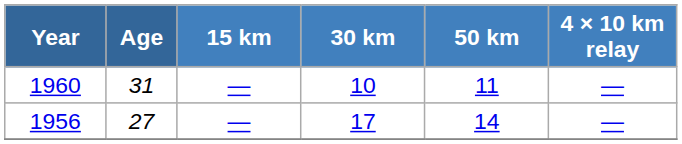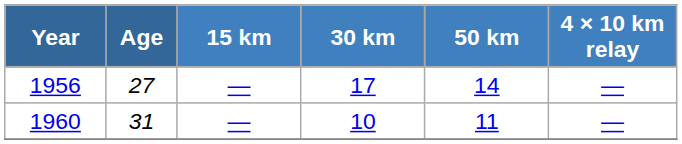rows swapped: (55, 121) <-> (55, 85)
